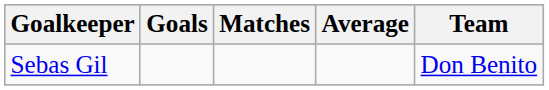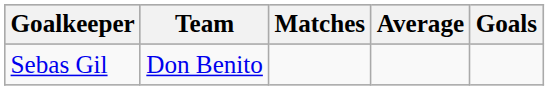columns swapped: (177, 24) <-> (479, 24)
